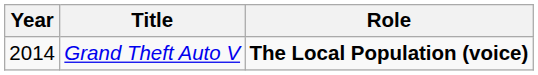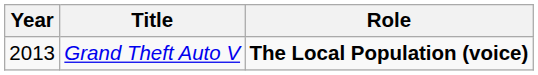(32, 53) 2014 -> (32, 53) 2013
